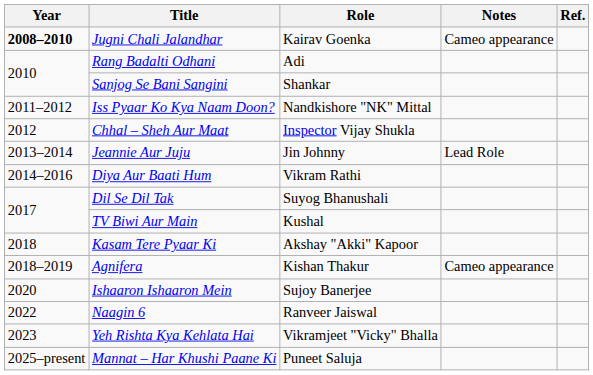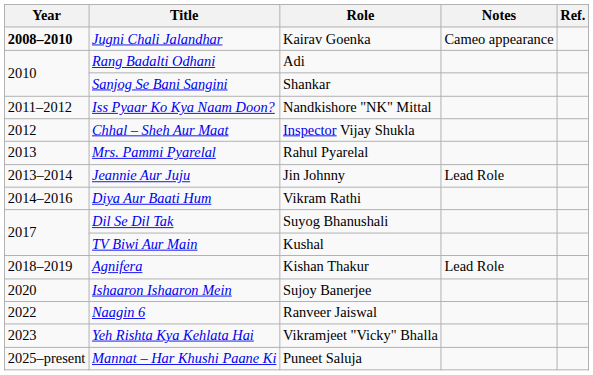+ row: (154, 152)
- row: (154, 244)
(499, 267) Cameo appearance -> (474, 267) Lead Role
